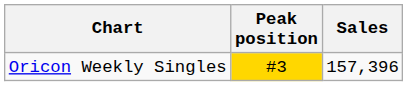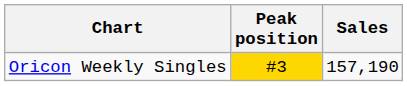(362, 67) 157,396 -> (362, 67) 157,190
